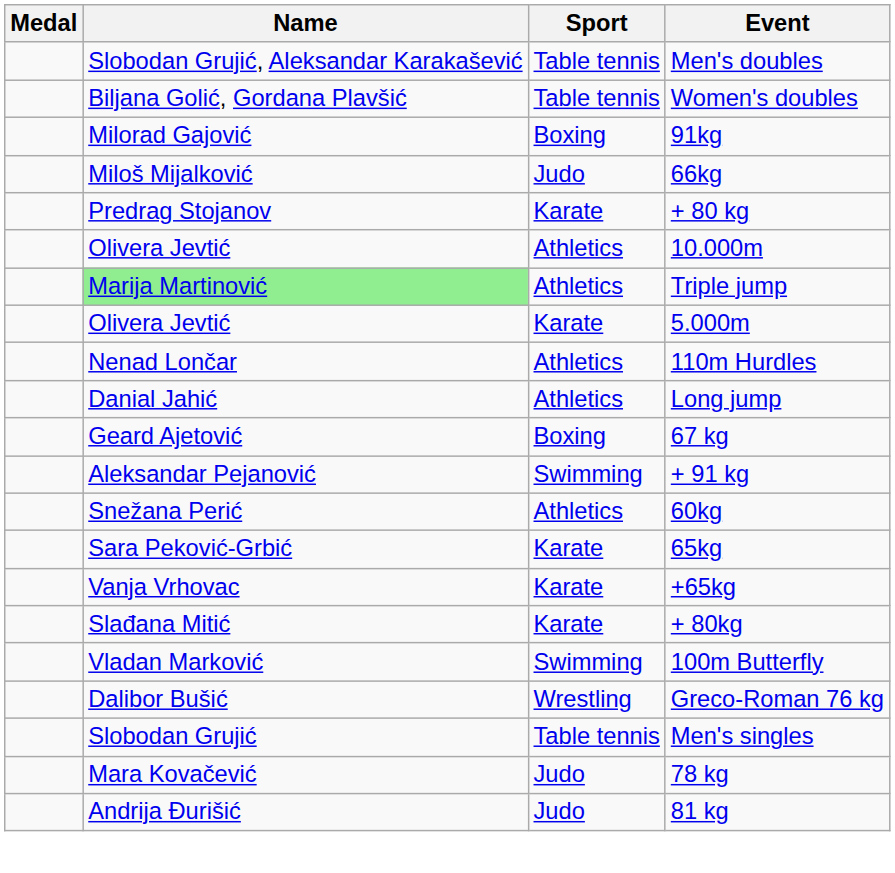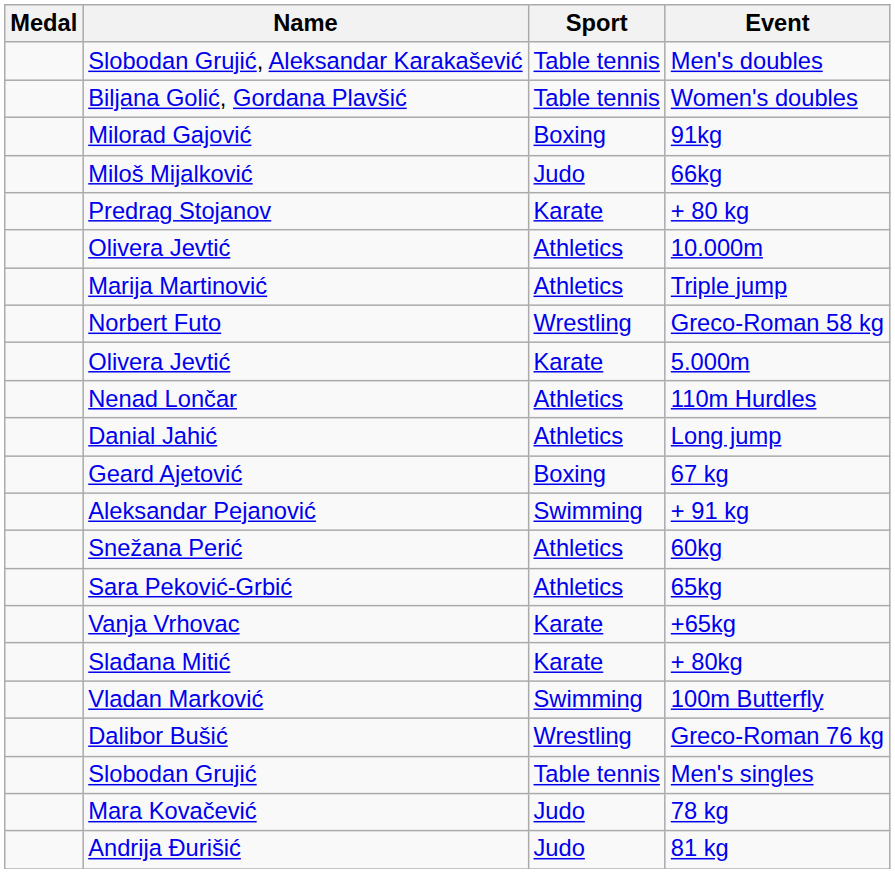(178, 286) lightgreen background -> (178, 286) no background
+ row: (777, 323)
(568, 549) Karate -> (578, 586) Athletics
